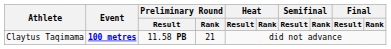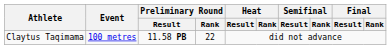(112, 37) bold -> (112, 37) normal
(210, 37) 21 -> (210, 37) 22
